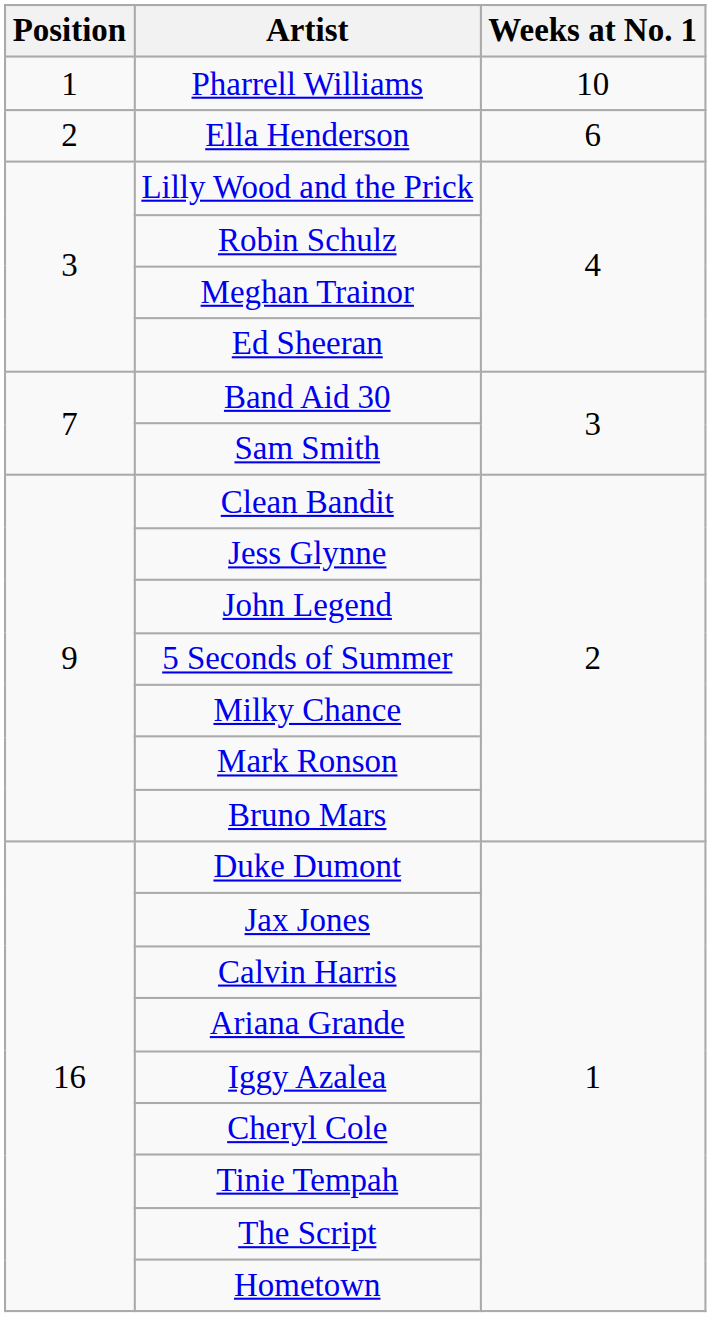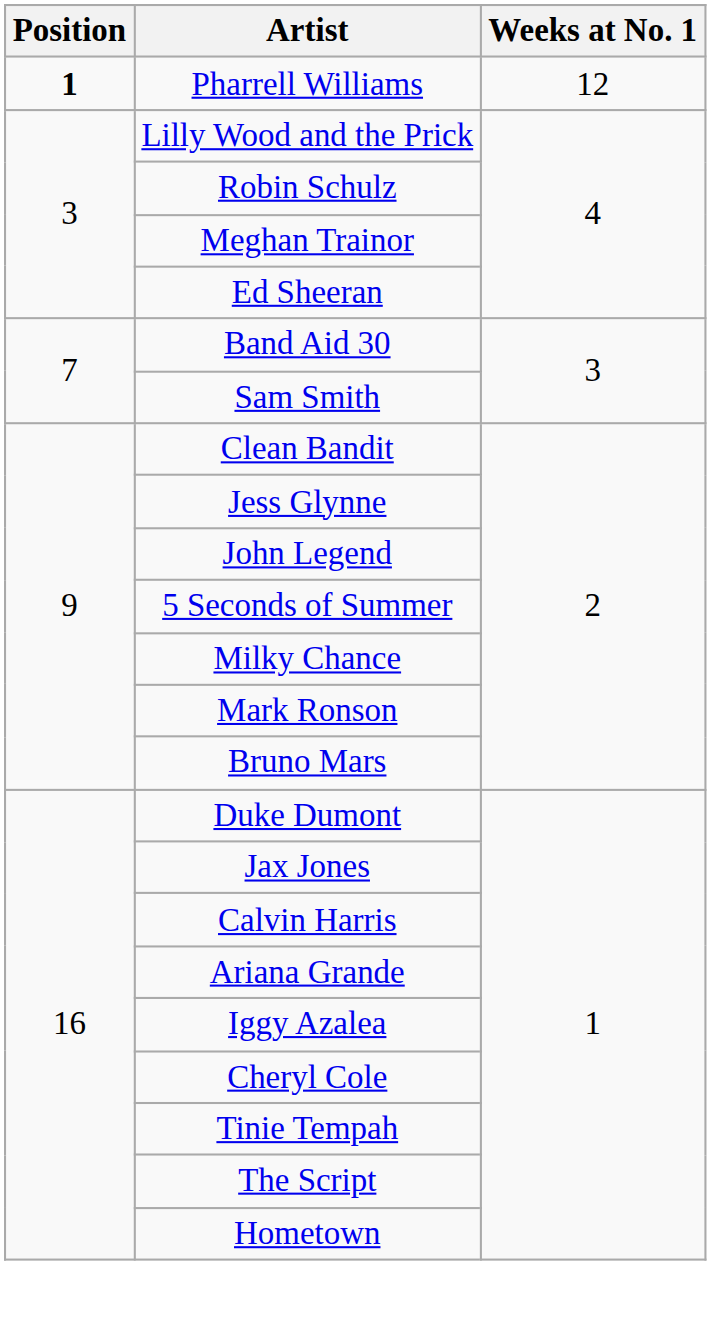(69, 82) normal -> (69, 82) bold
(593, 82) 10 -> (593, 82) 12
- row: (307, 135)
